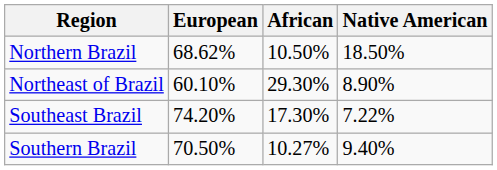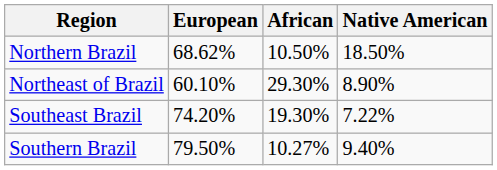(298, 116) 17.30% -> (298, 116) 19.30%
(204, 148) 70.50% -> (204, 148) 79.50%
